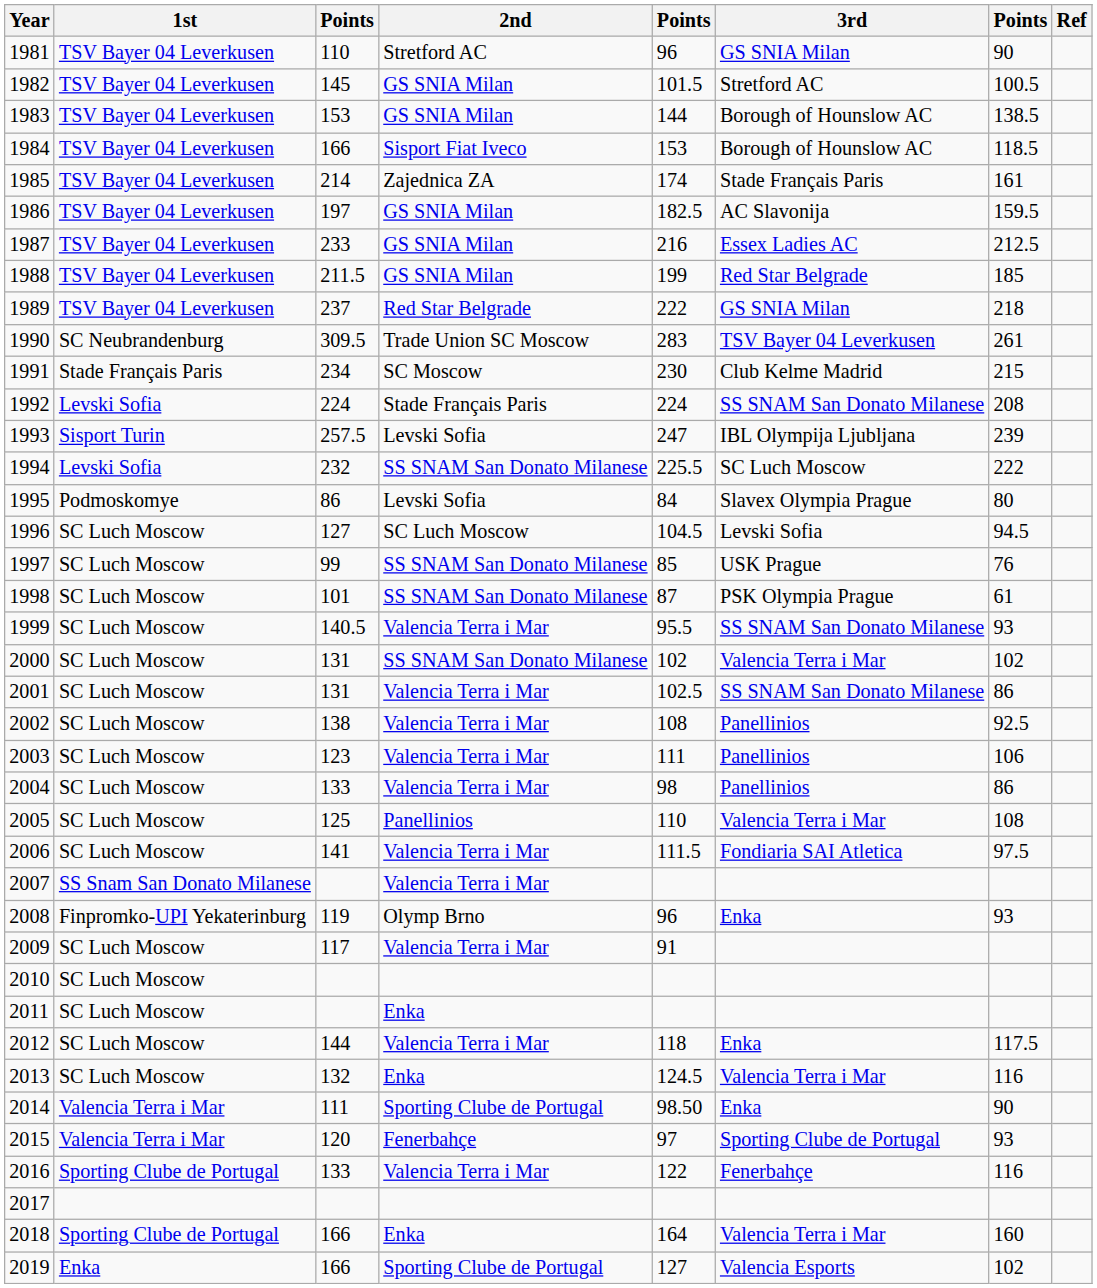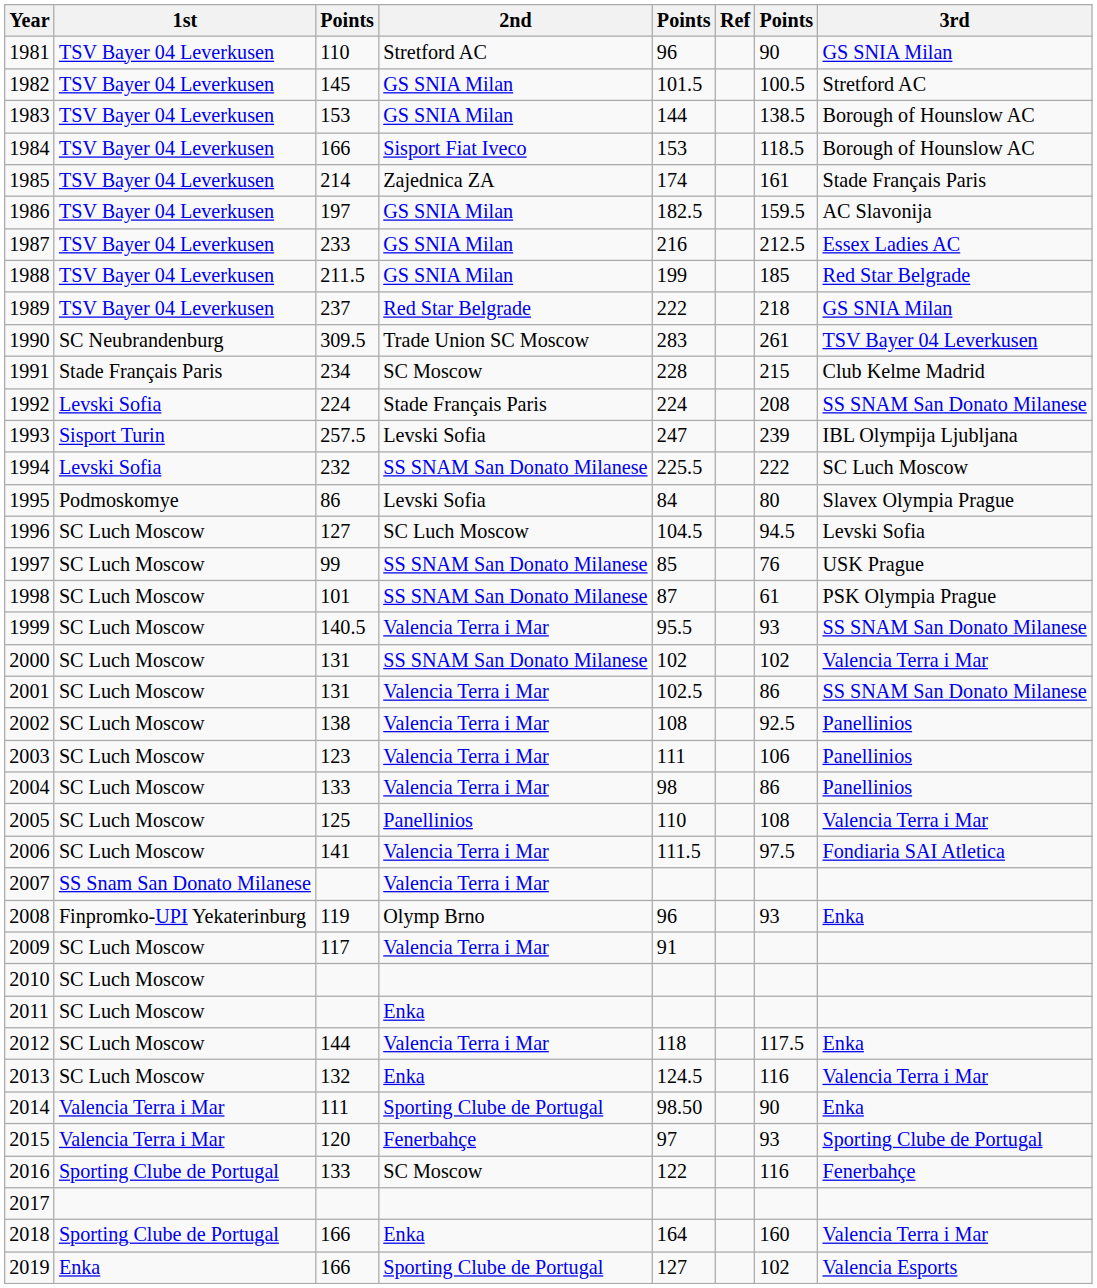columns swapped: (852, 20) <-> (1072, 20)
(672, 372) 230 -> (672, 372) 228
(466, 1171) Valencia Terra i Mar -> (433, 1171) SC Moscow
